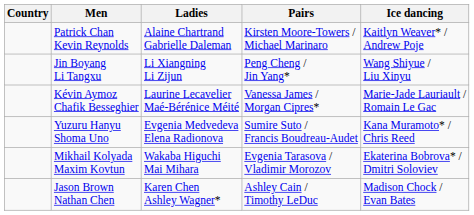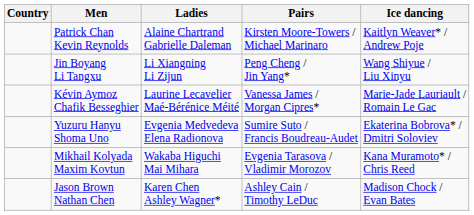(407, 132) Kana Muramoto* / Chris Reed -> (412, 132) Ekaterina Bobrova* / Dmitri Soloviev
(412, 163) Ekaterina Bobrova* / Dmitri Soloviev -> (407, 163) Kana Muramoto* / Chris Reed
